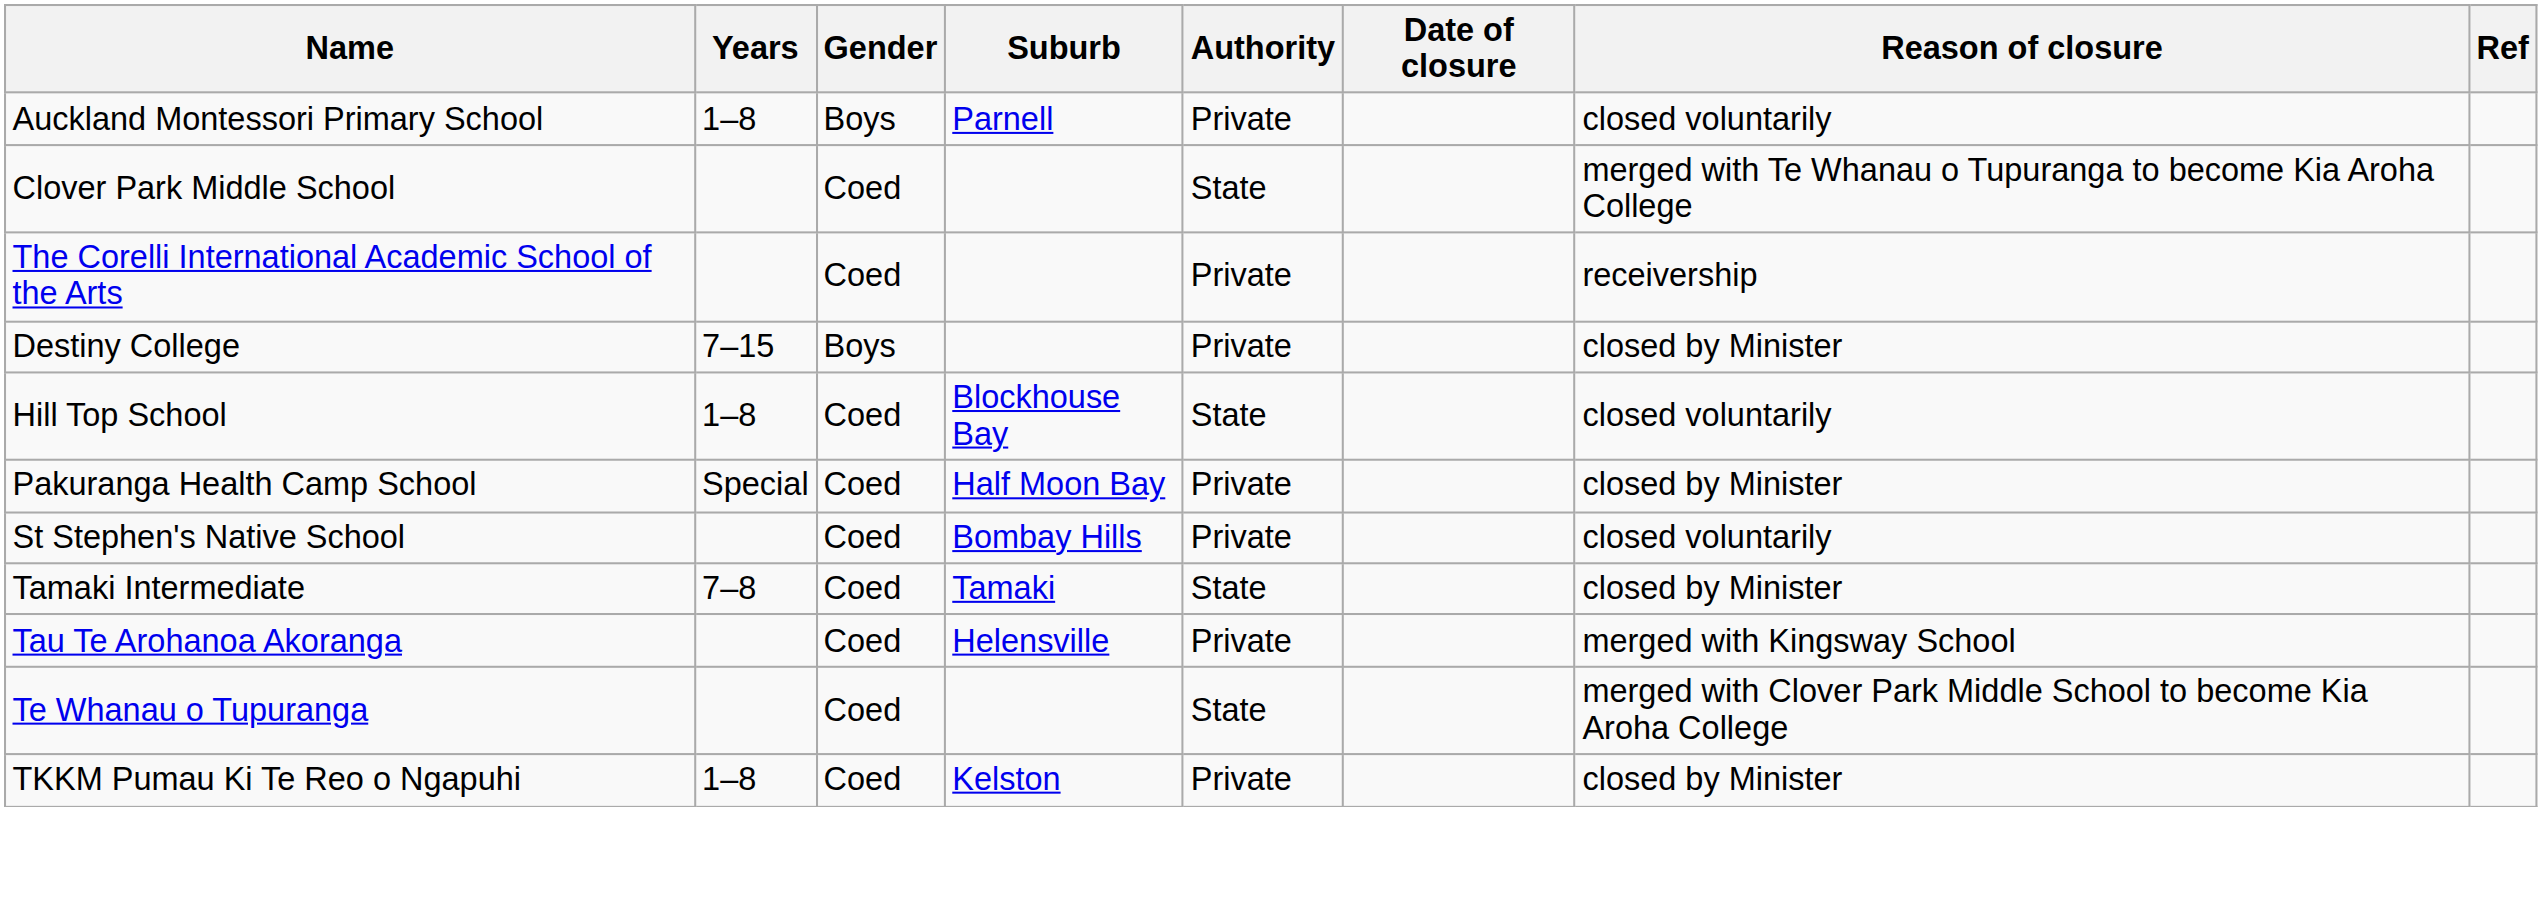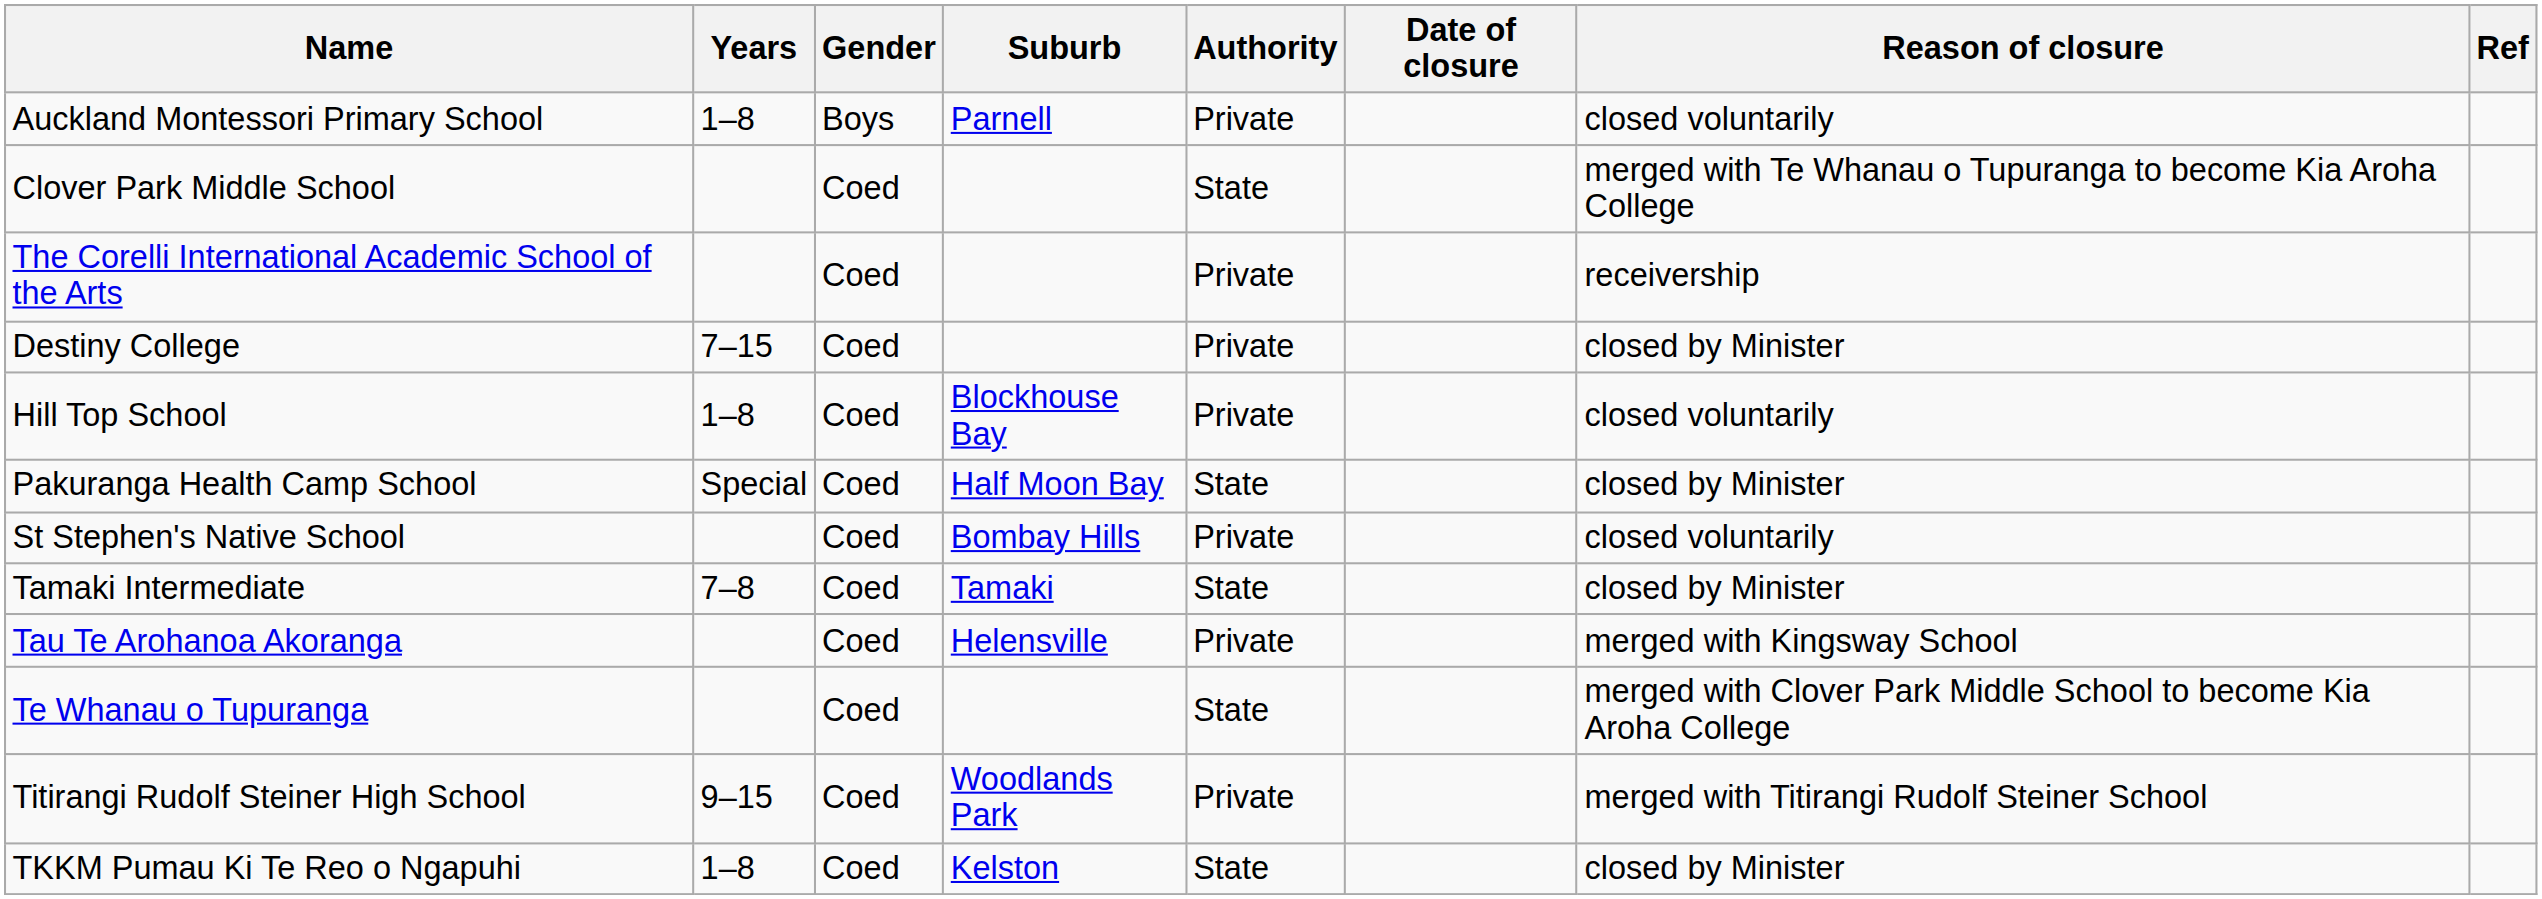(860, 345) Boys -> (861, 345) Coed
(1229, 415) State -> (1244, 415) Private
(1241, 485) Private -> (1231, 485) State
+ row: (269, 797)
(1241, 779) Private -> (1231, 867) State
